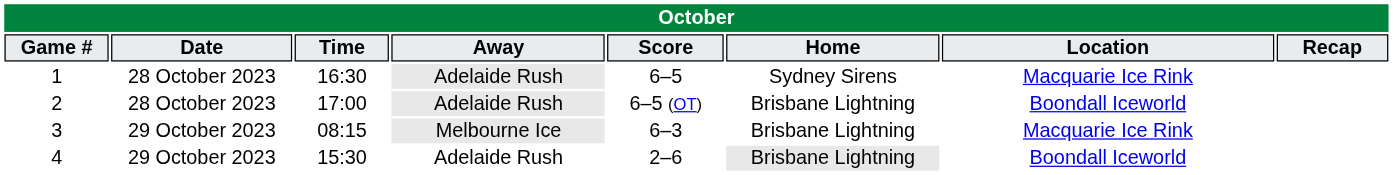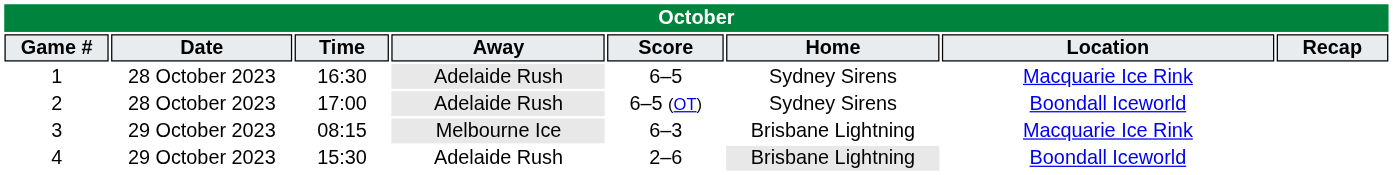(833, 103) Brisbane Lightning -> (833, 103) Sydney Sirens
